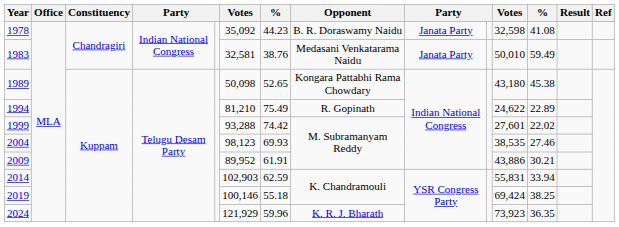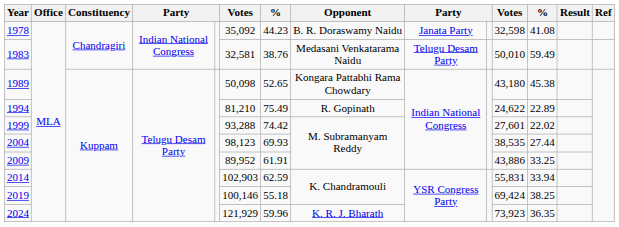(446, 54) Janata Party -> (446, 54) Telugu Desam Party
(542, 143) 27.46 -> (542, 143) 27.44
(542, 160) 30.21 -> (542, 160) 33.25
